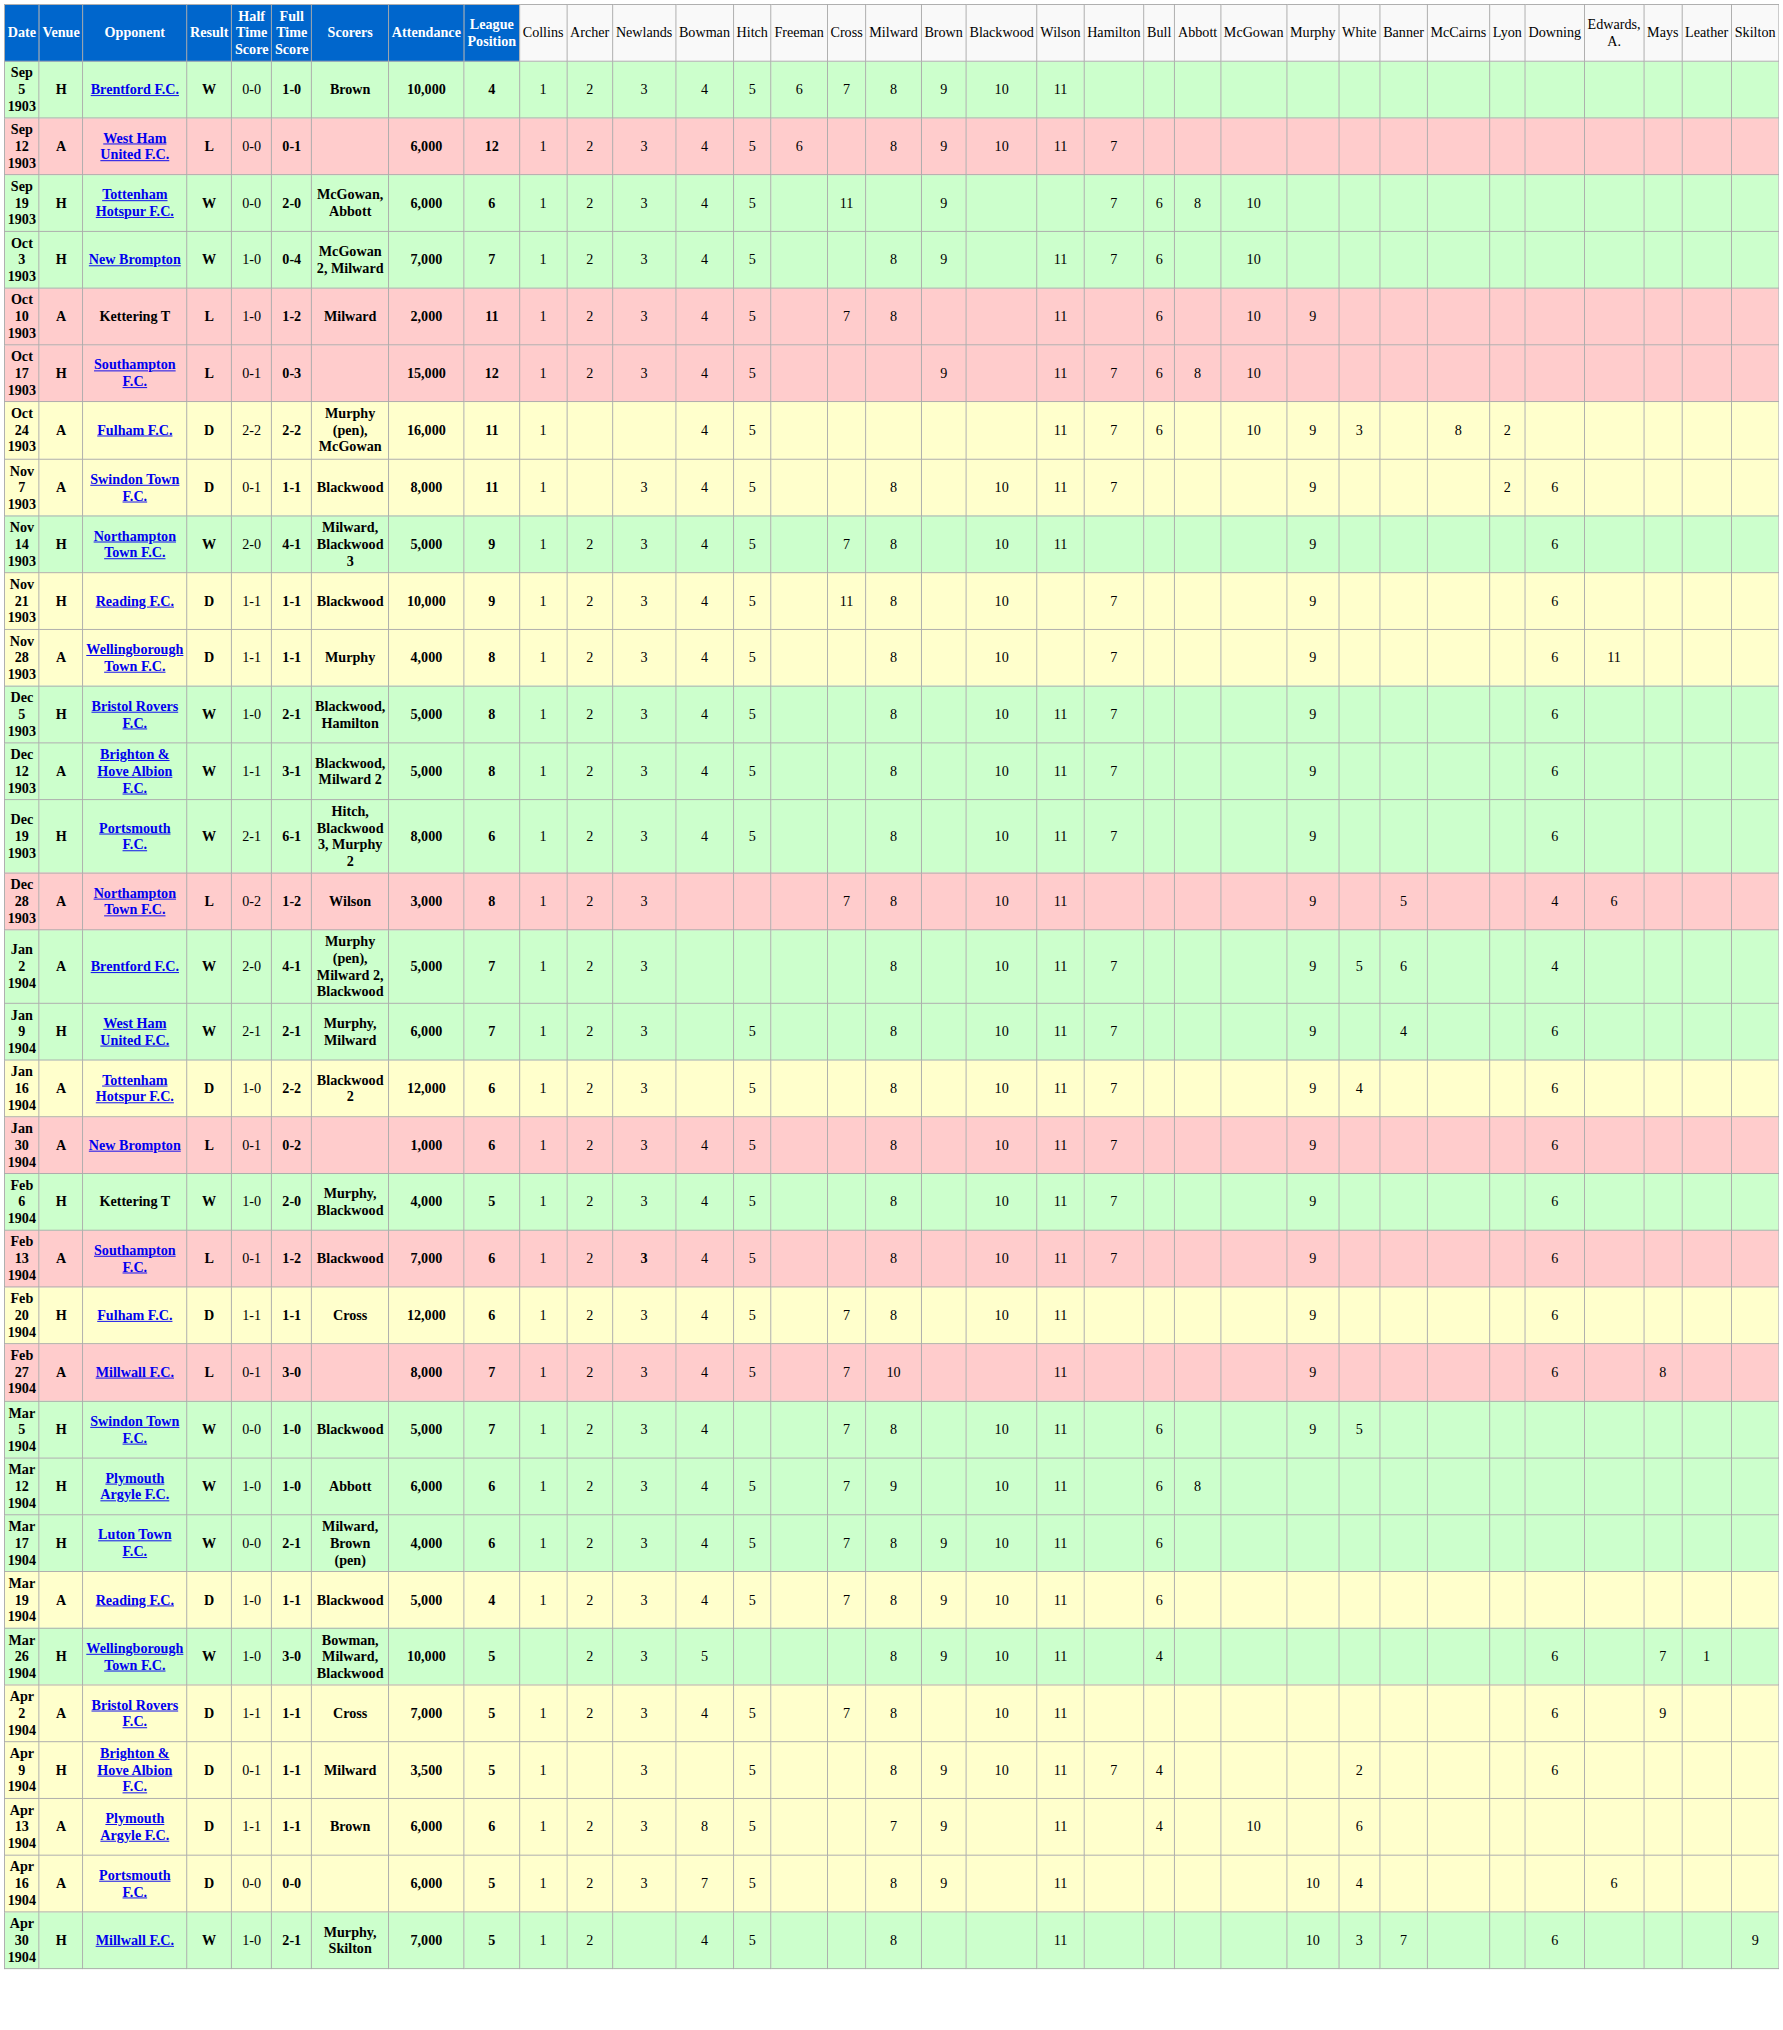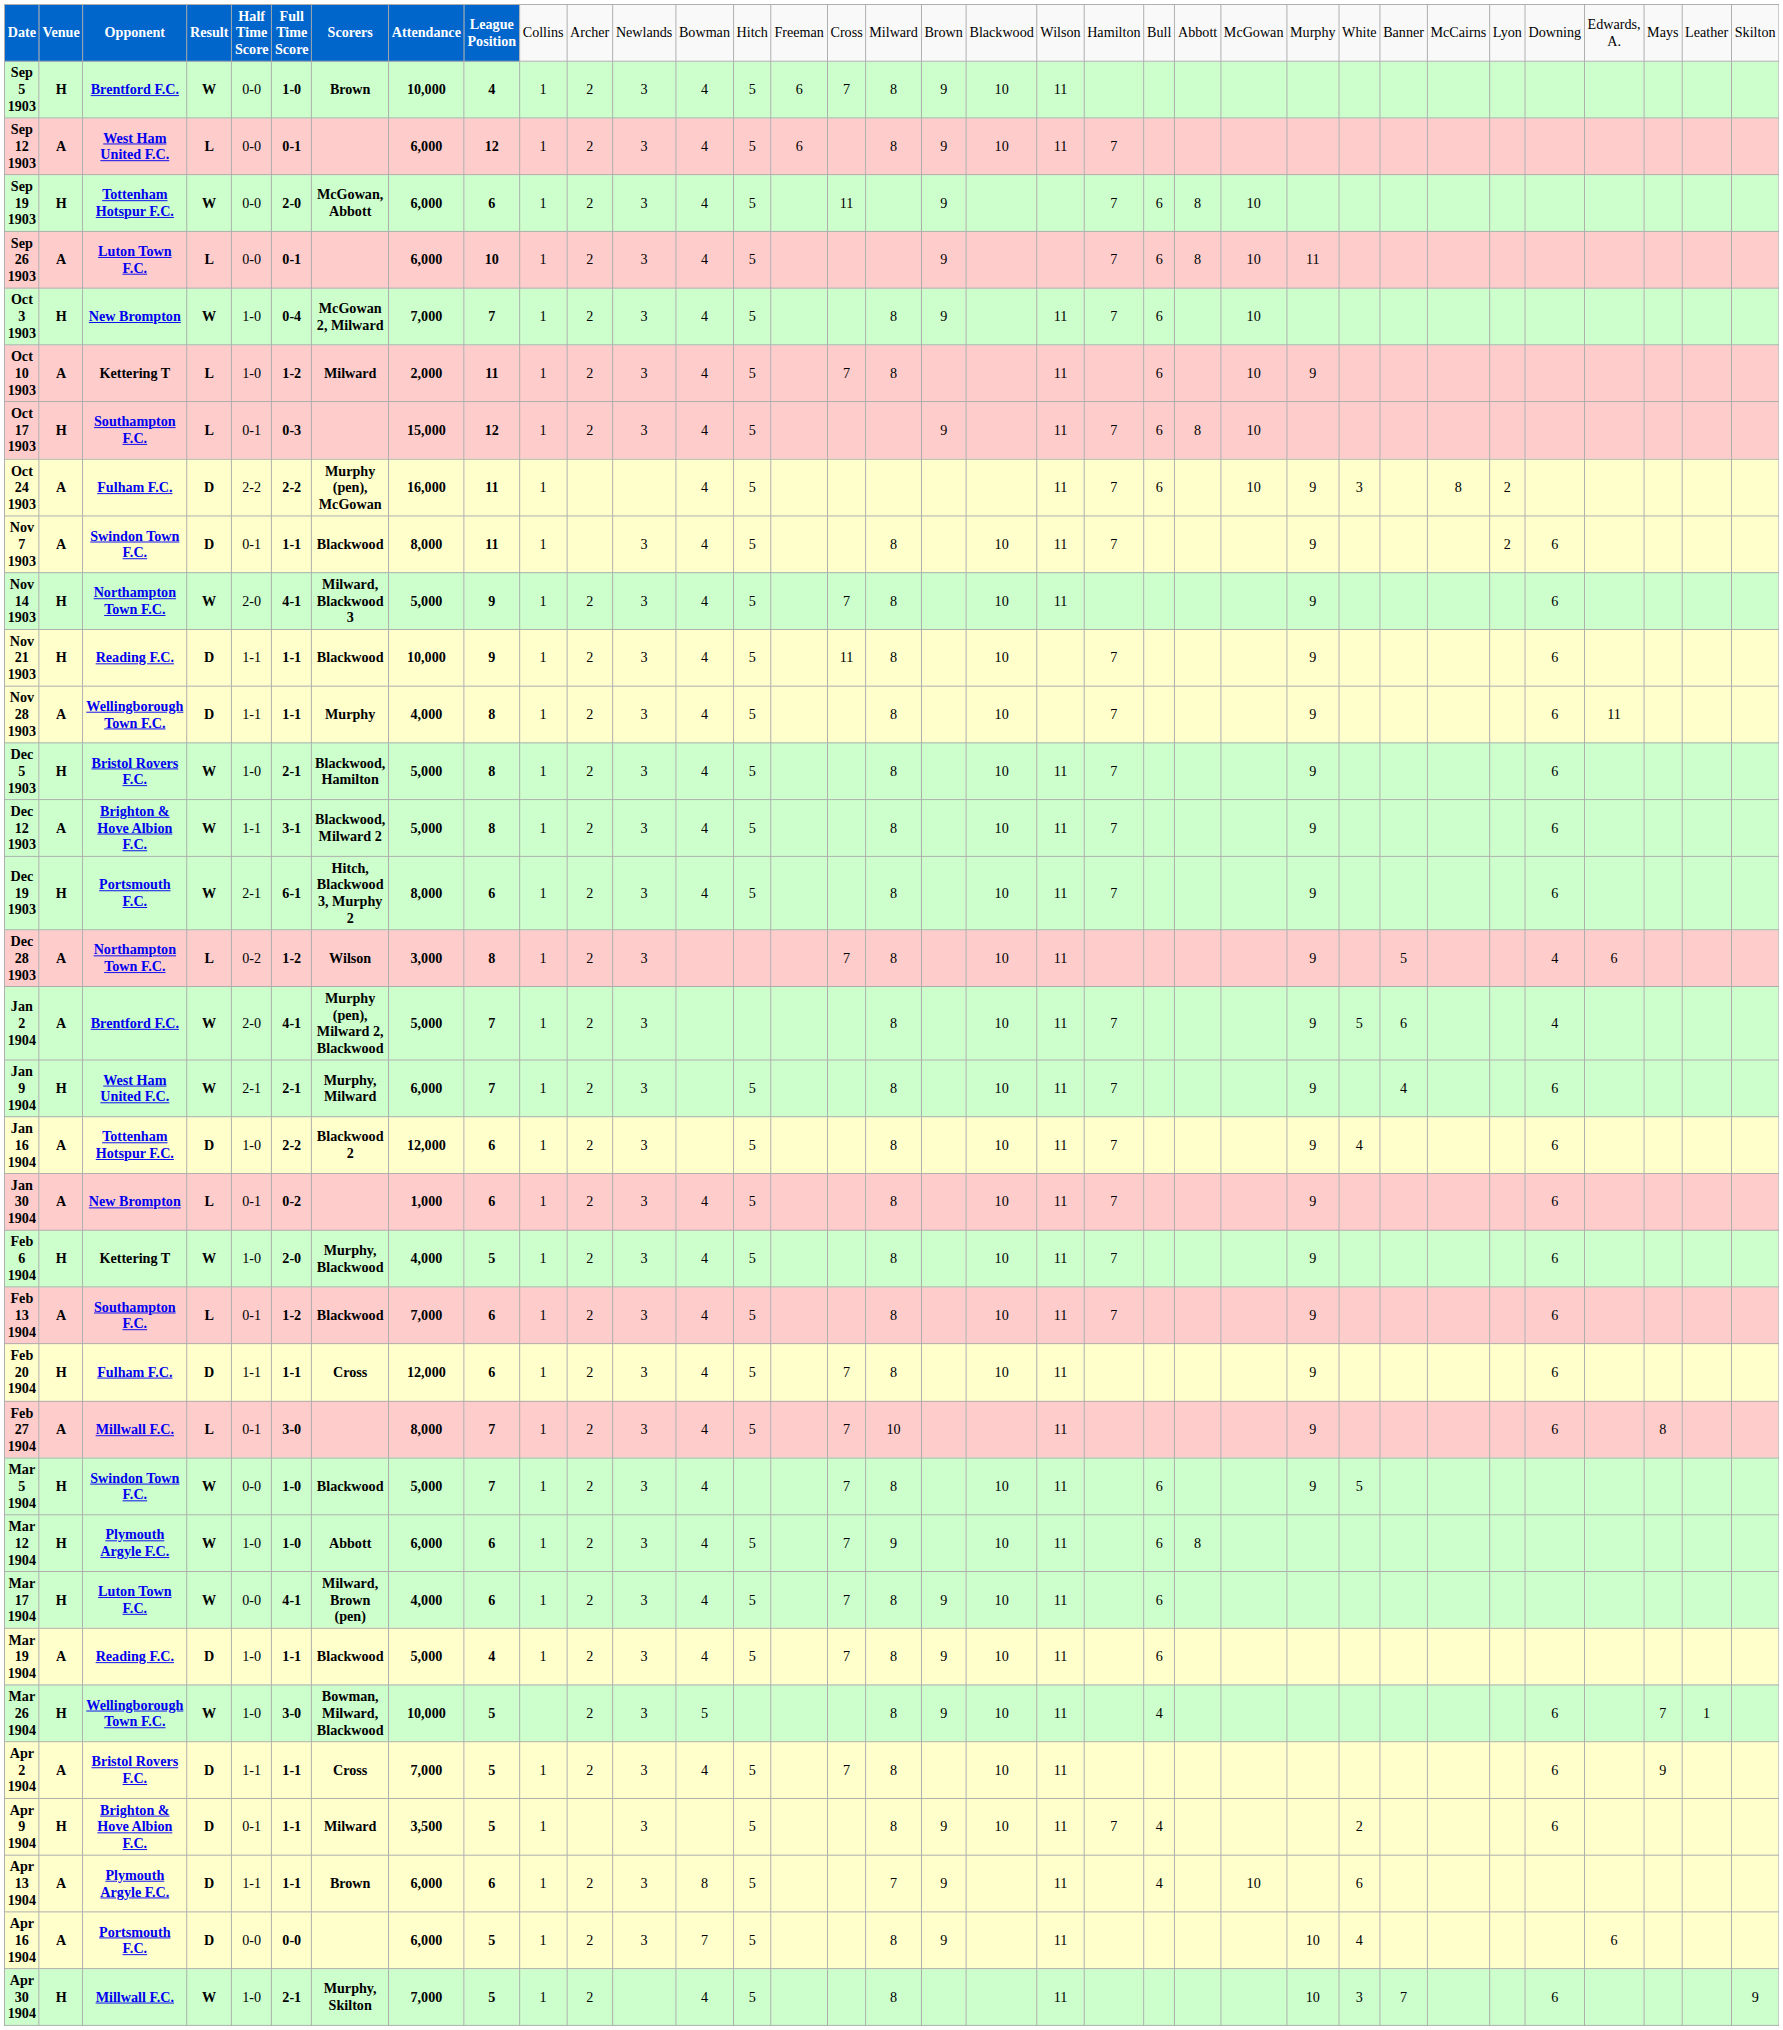+ row: (22, 260)
(644, 1259) bold -> (644, 1315) normal
(292, 1543) 2-1 -> (292, 1599) 4-1
